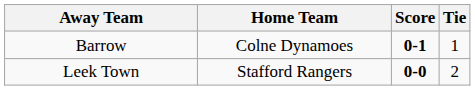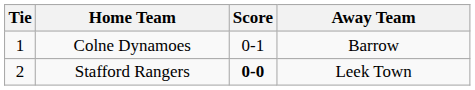columns swapped: (455, 17) <-> (101, 17)
(415, 44) bold -> (253, 44) normal
